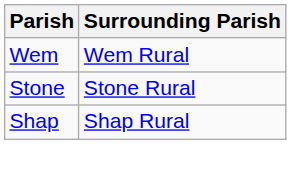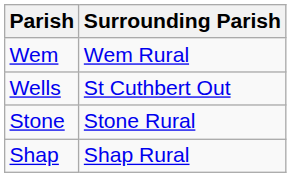+ row: (35, 88)
